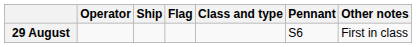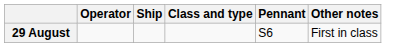- column: (180, 14)
